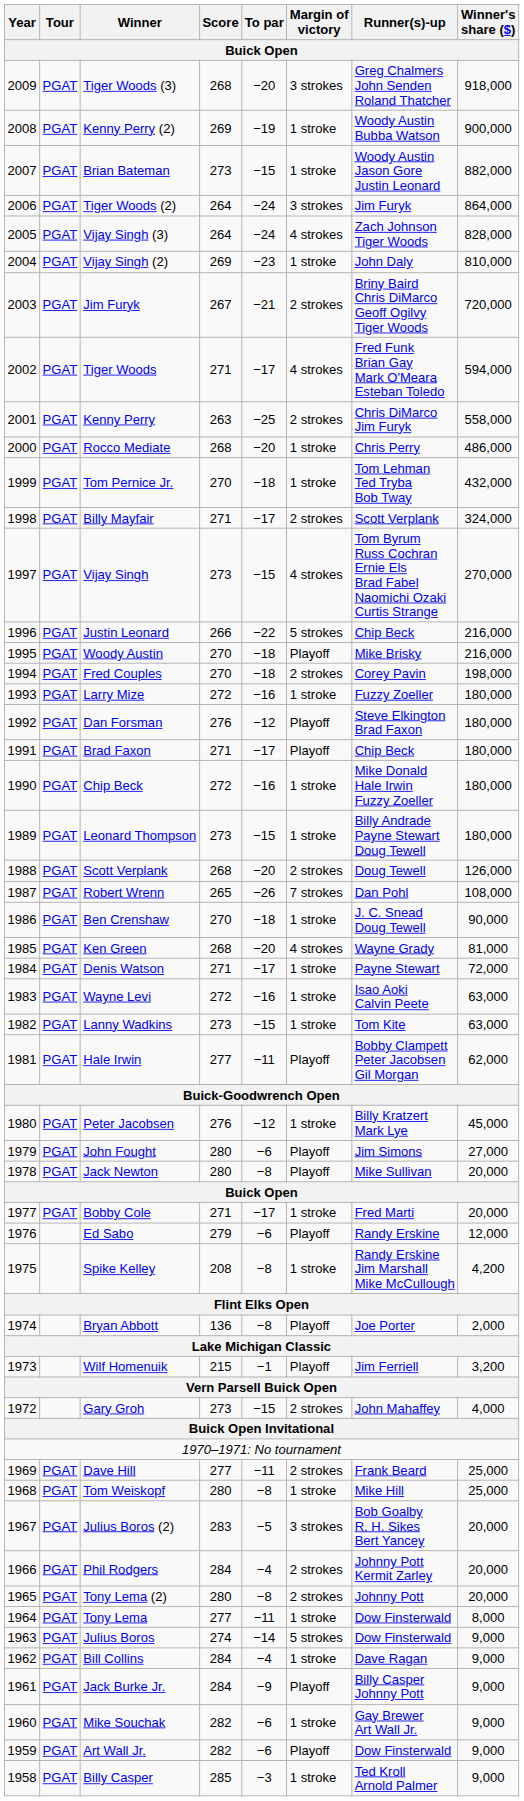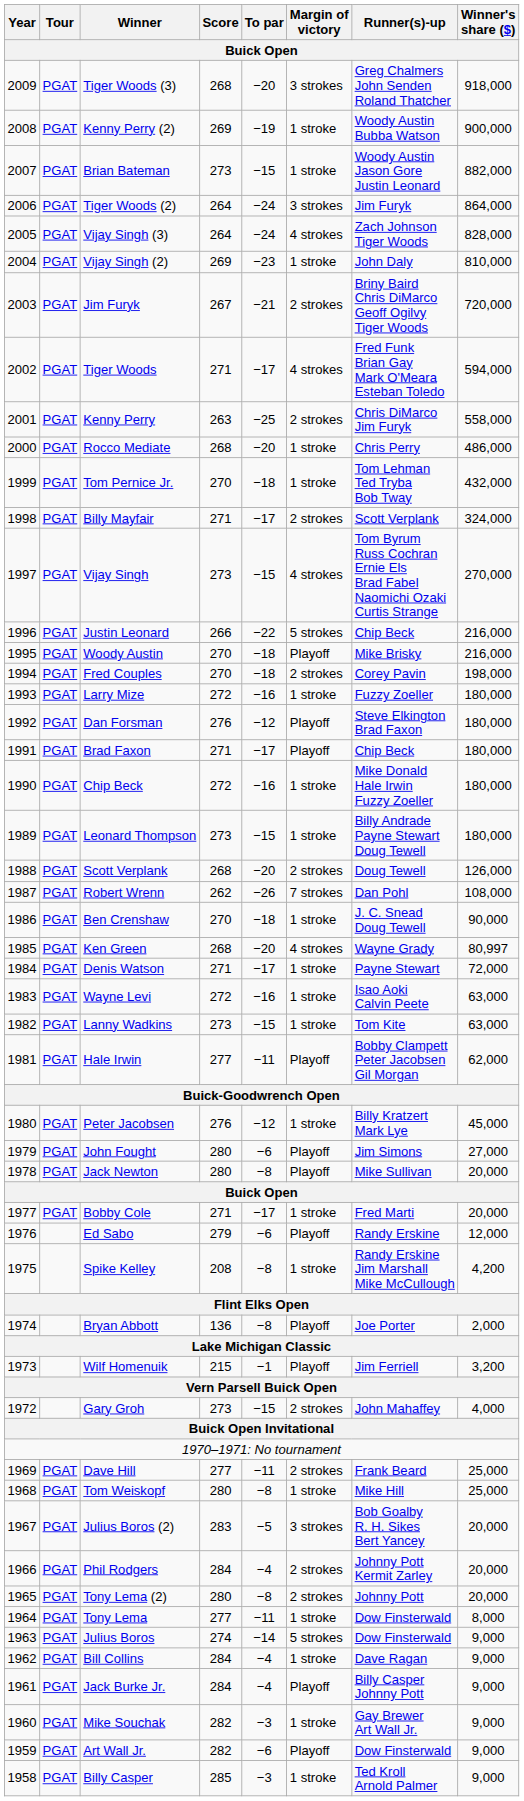(221, 892) 265 -> (221, 892) 262
(488, 948) 81,000 -> (488, 948) 80,997
(264, 1687) −9 -> (264, 1687) −4
(264, 1722) −6 -> (264, 1722) −3
